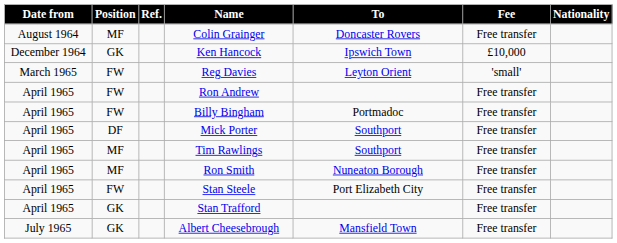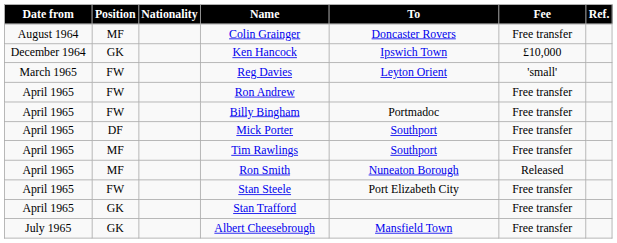columns swapped: (581, 14) <-> (152, 14)
(506, 170) Free transfer -> (542, 170) Released
